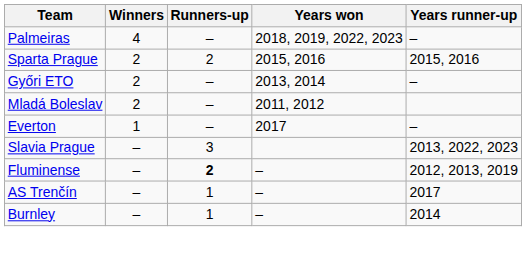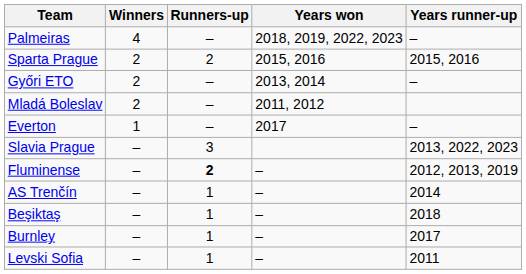(425, 192) 2017 -> (425, 192) 2014
+ row: (34, 215)
(425, 215) 2014 -> (425, 237) 2017
+ row: (45, 259)
